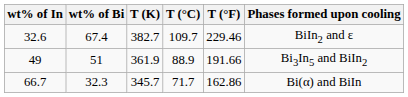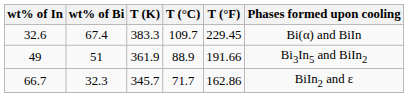(145, 36) 382.7 -> (145, 34) 383.3
(224, 36) 229.46 -> (224, 34) 229.45
(324, 36) BiIn2 and ε -> (324, 34) Bi(α) and BiIn
(324, 82) Bi(α) and BiIn -> (324, 80) BiIn2 and ε
